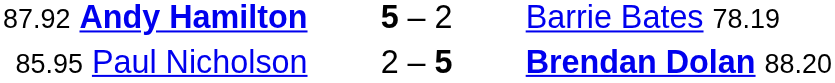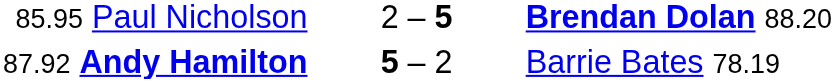rows swapped: (162, 62) <-> (155, 17)
